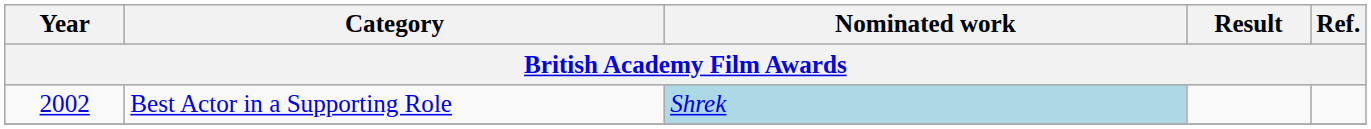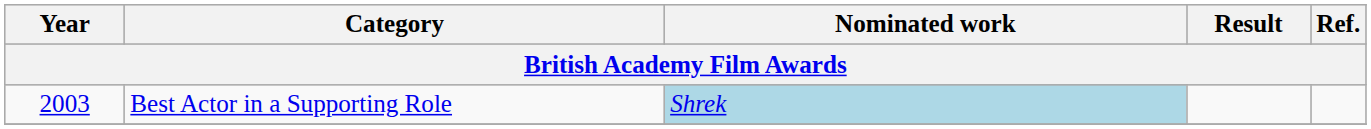(65, 104) 2002 -> (65, 104) 2003
